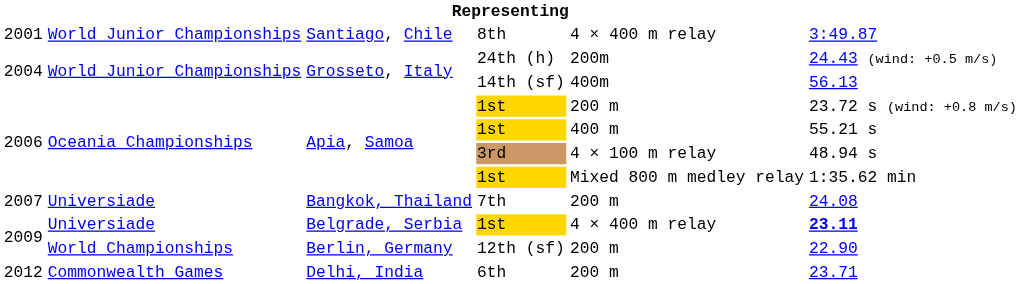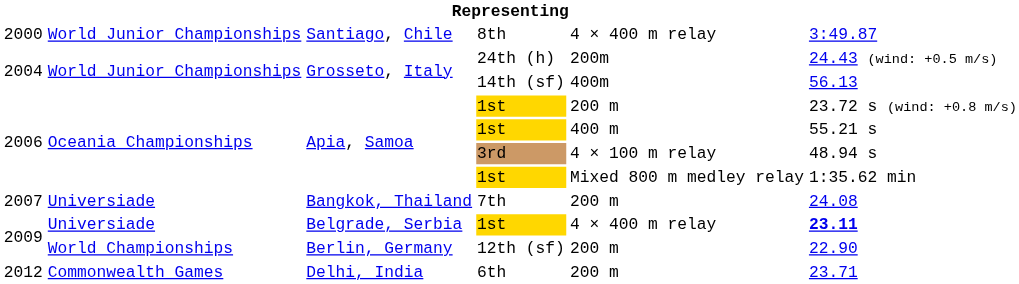(23, 35) 2001 -> (23, 35) 2000
